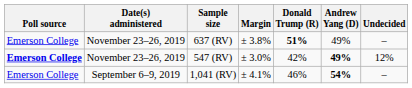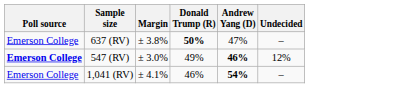- column: (136, 18)
(297, 40) 51% -> (194, 40) 50%
(341, 40) 49% -> (238, 40) 47%
(297, 58) 42% -> (194, 58) 49%
(341, 58) 49% -> (238, 58) 46%
